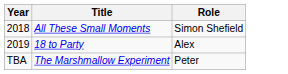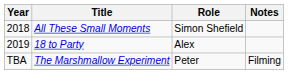+ column: (264, 12)
